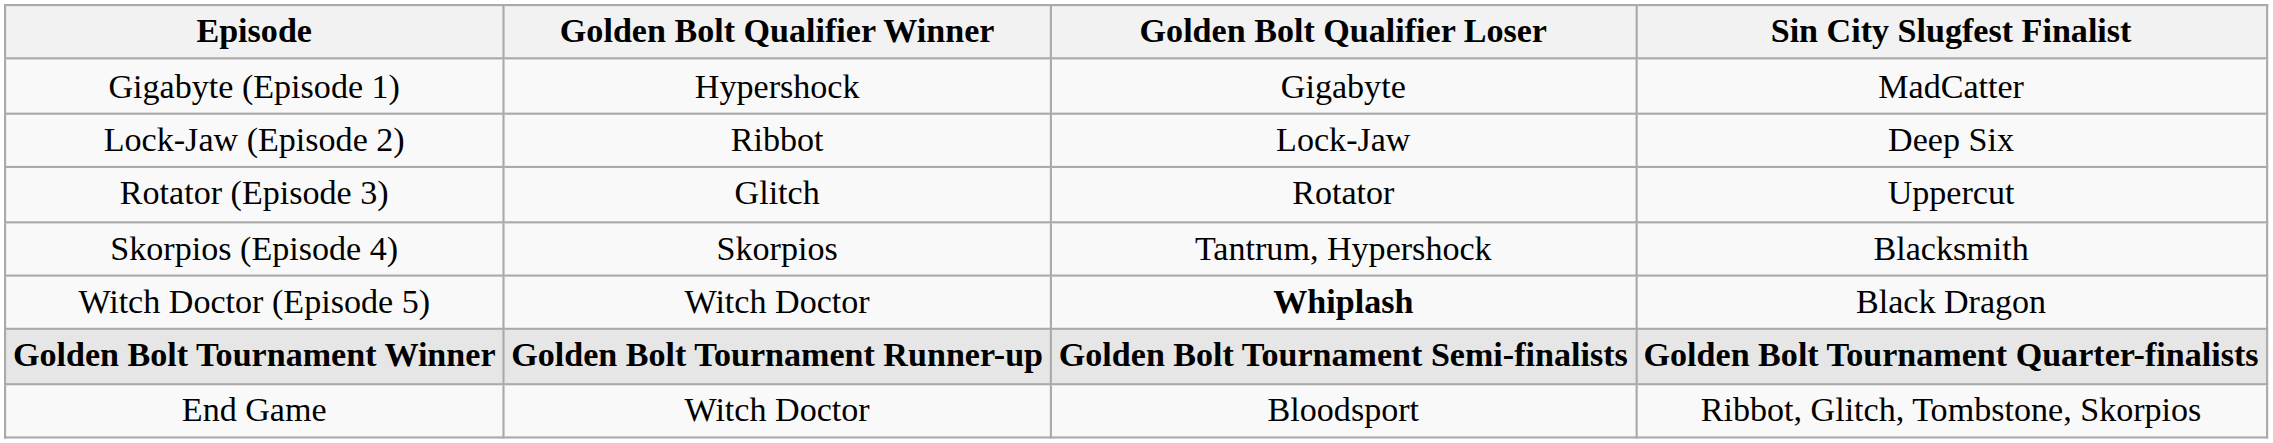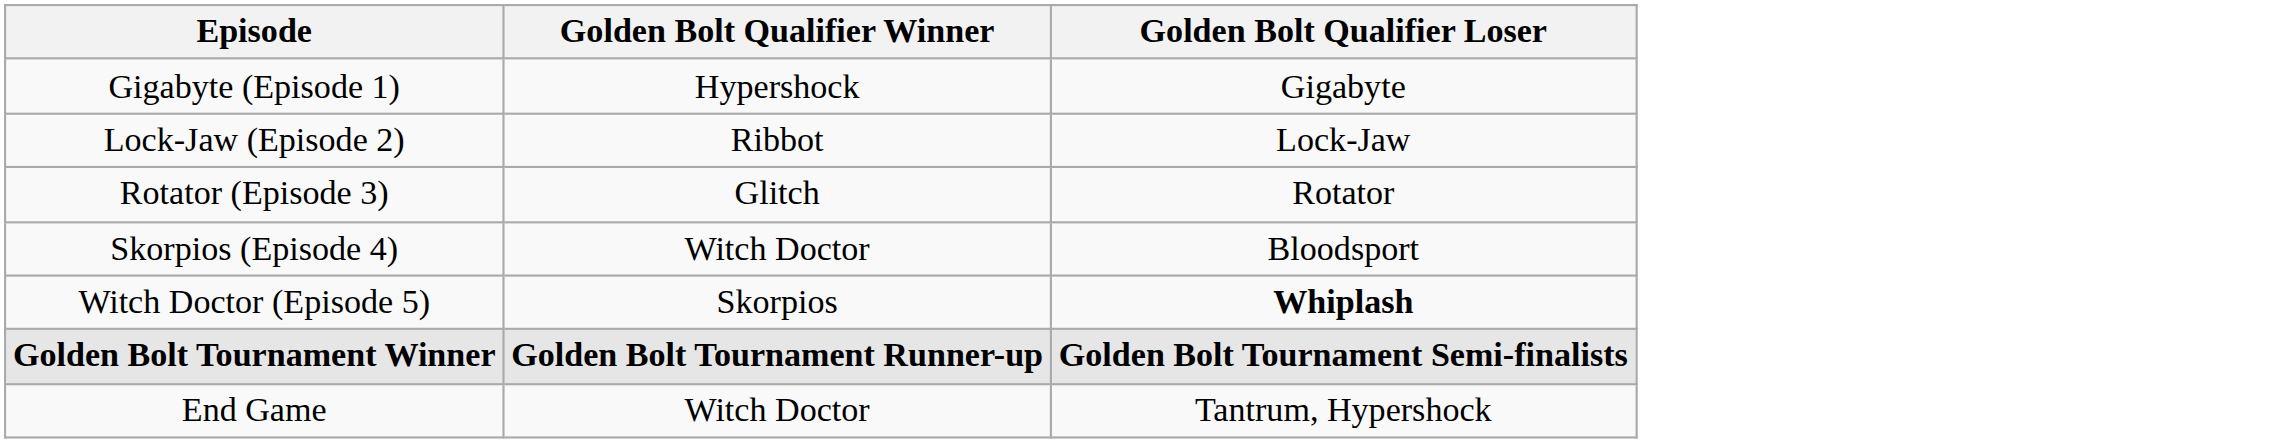- column: (1951, 31)
(777, 247) Skorpios -> (777, 247) Witch Doctor
(1343, 247) Tantrum, Hypershock -> (1343, 247) Bloodsport
(777, 301) Witch Doctor -> (777, 301) Skorpios
(1343, 409) Bloodsport -> (1343, 409) Tantrum, Hypershock
